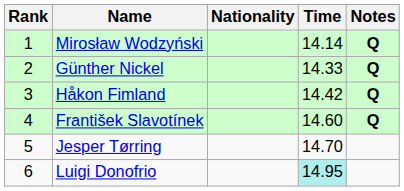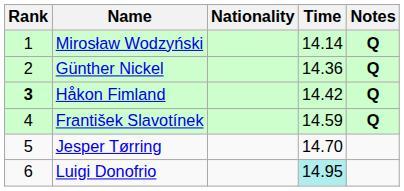(322, 69) 14.33 -> (322, 69) 14.36
(28, 95) normal -> (28, 95) bold
(322, 120) 14.60 -> (322, 120) 14.59
